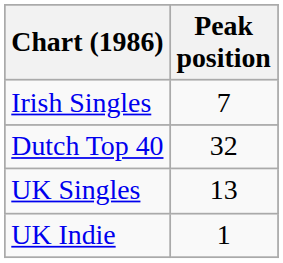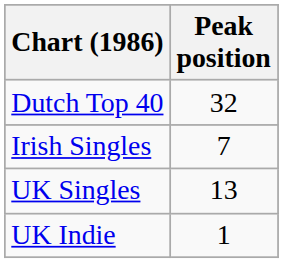rows swapped: (87, 146) <-> (81, 102)
